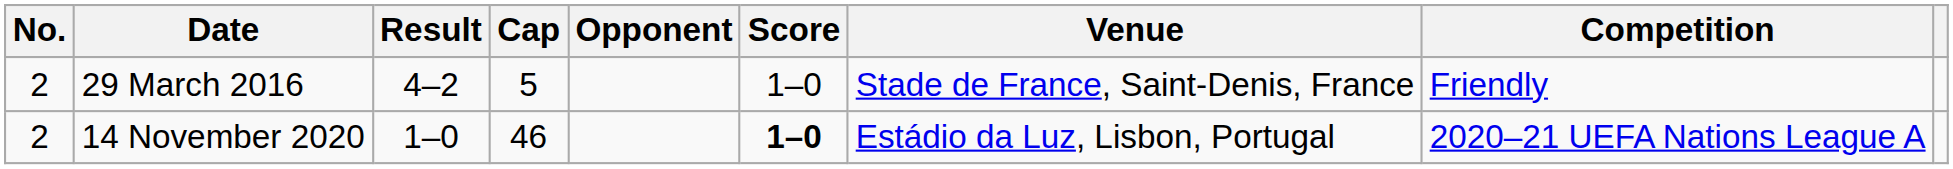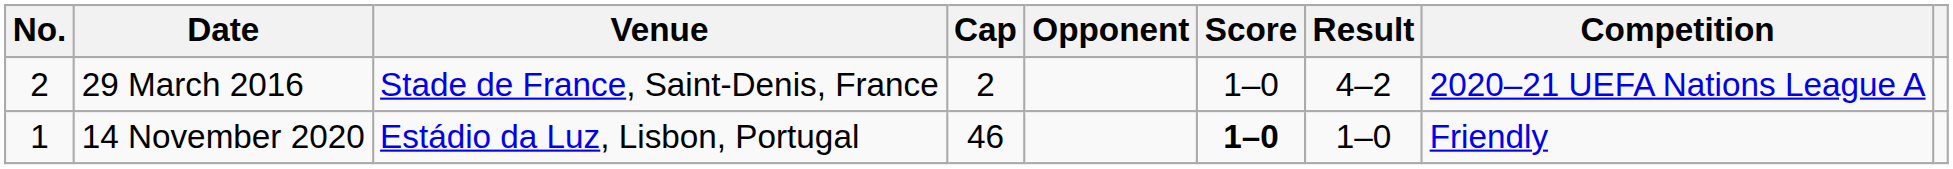columns swapped: (1135, 30) <-> (431, 30)
(529, 83) 5 -> (985, 83) 2
(1489, 83) Friendly -> (1678, 83) 2020–21 UEFA Nations League A
(40, 136) 2 -> (40, 136) 1
(1678, 136) 2020–21 UEFA Nations League A -> (1489, 136) Friendly
